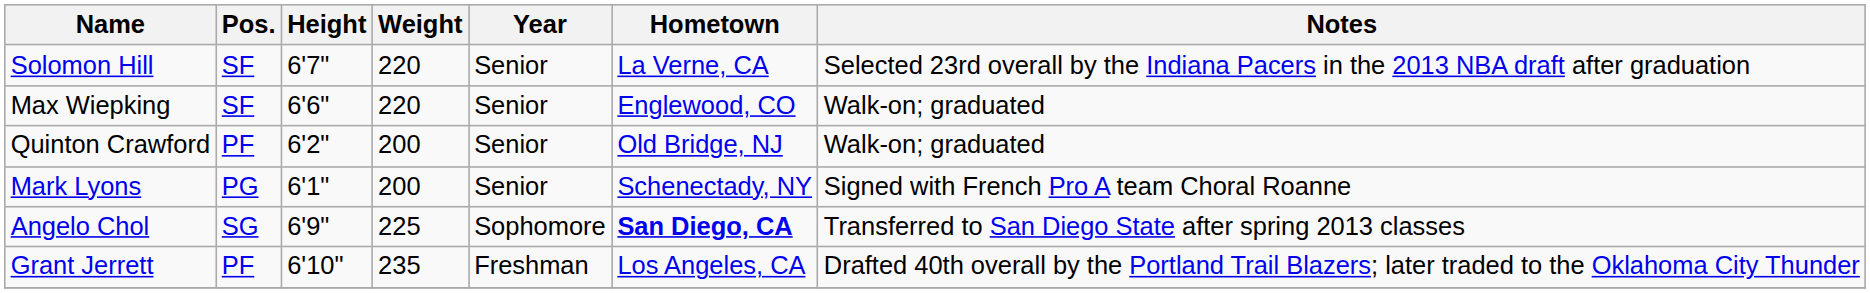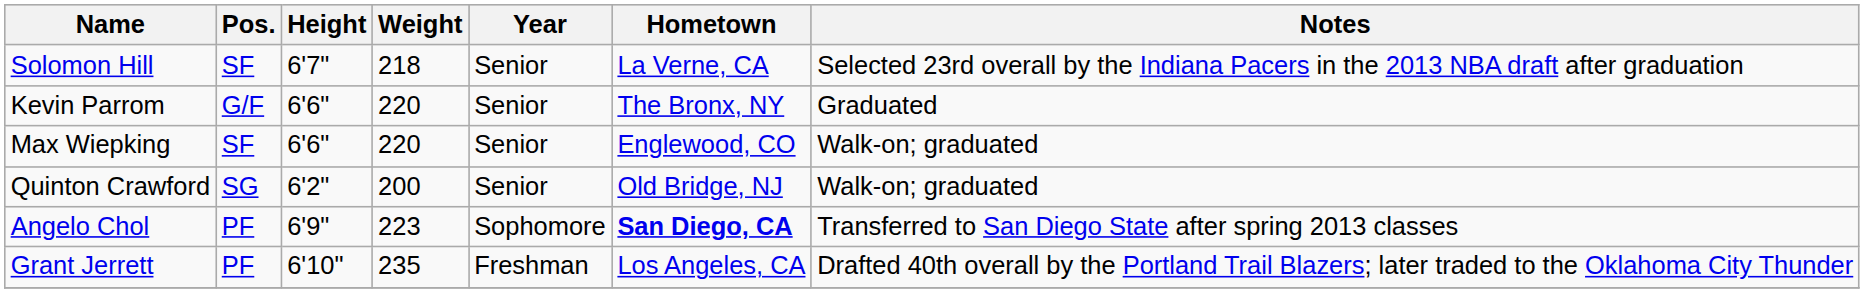(399, 65) 220 -> (399, 65) 218
+ row: (88, 105)
(238, 145) PF -> (240, 186) SG
- row: (76, 186)
(240, 226) SG -> (238, 226) PF
(399, 226) 225 -> (399, 226) 223
